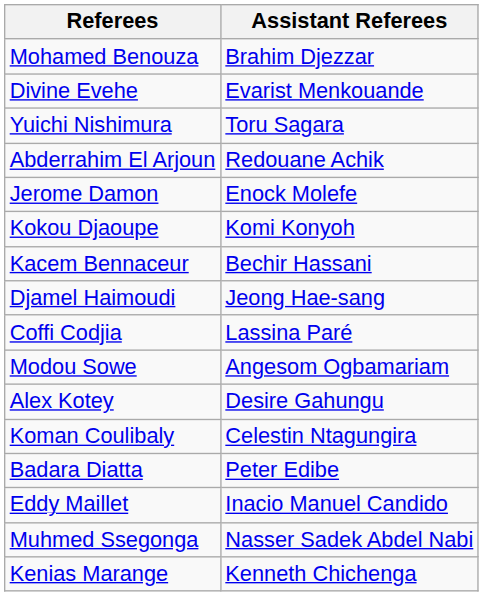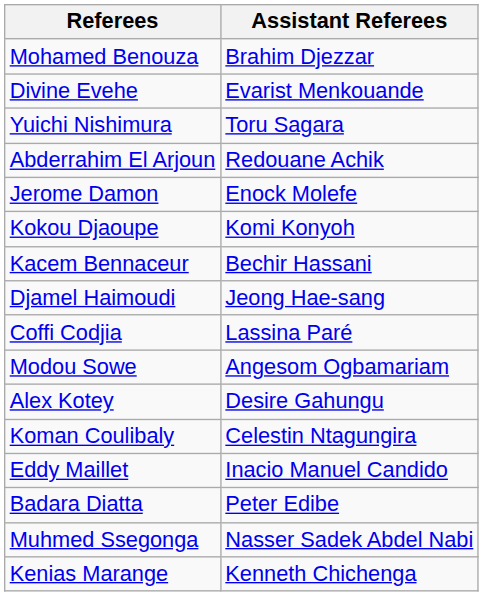rows swapped: (76, 470) <-> (69, 504)
